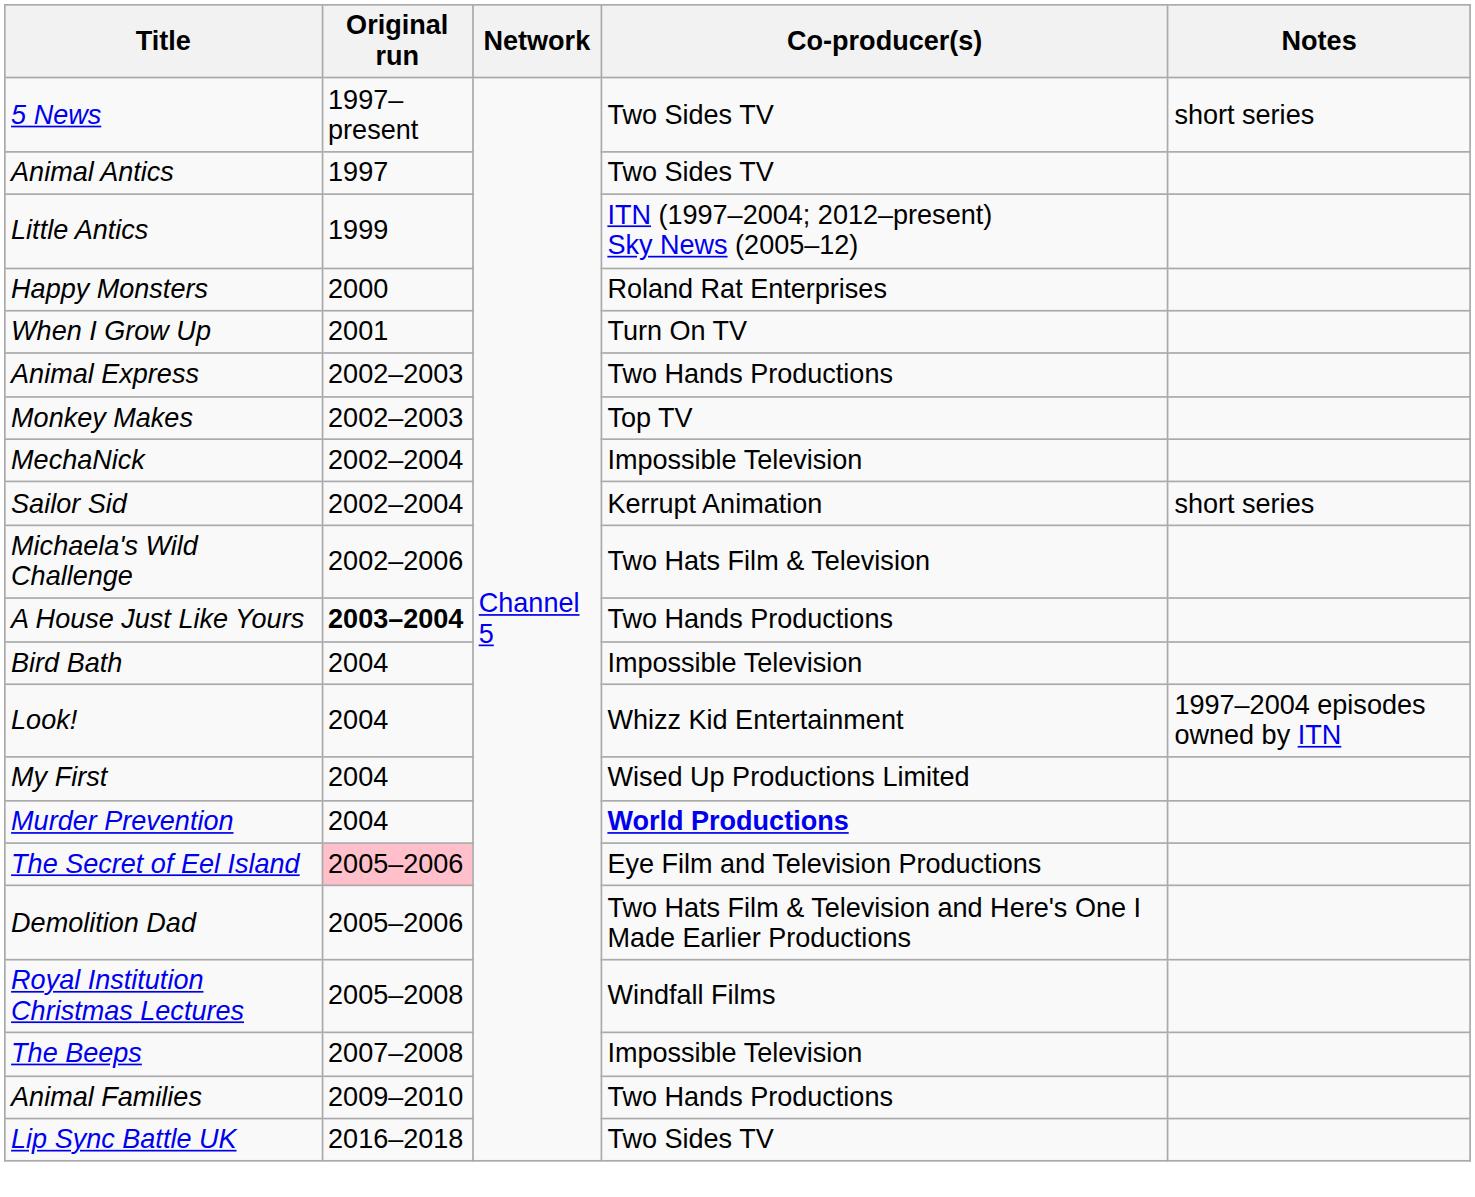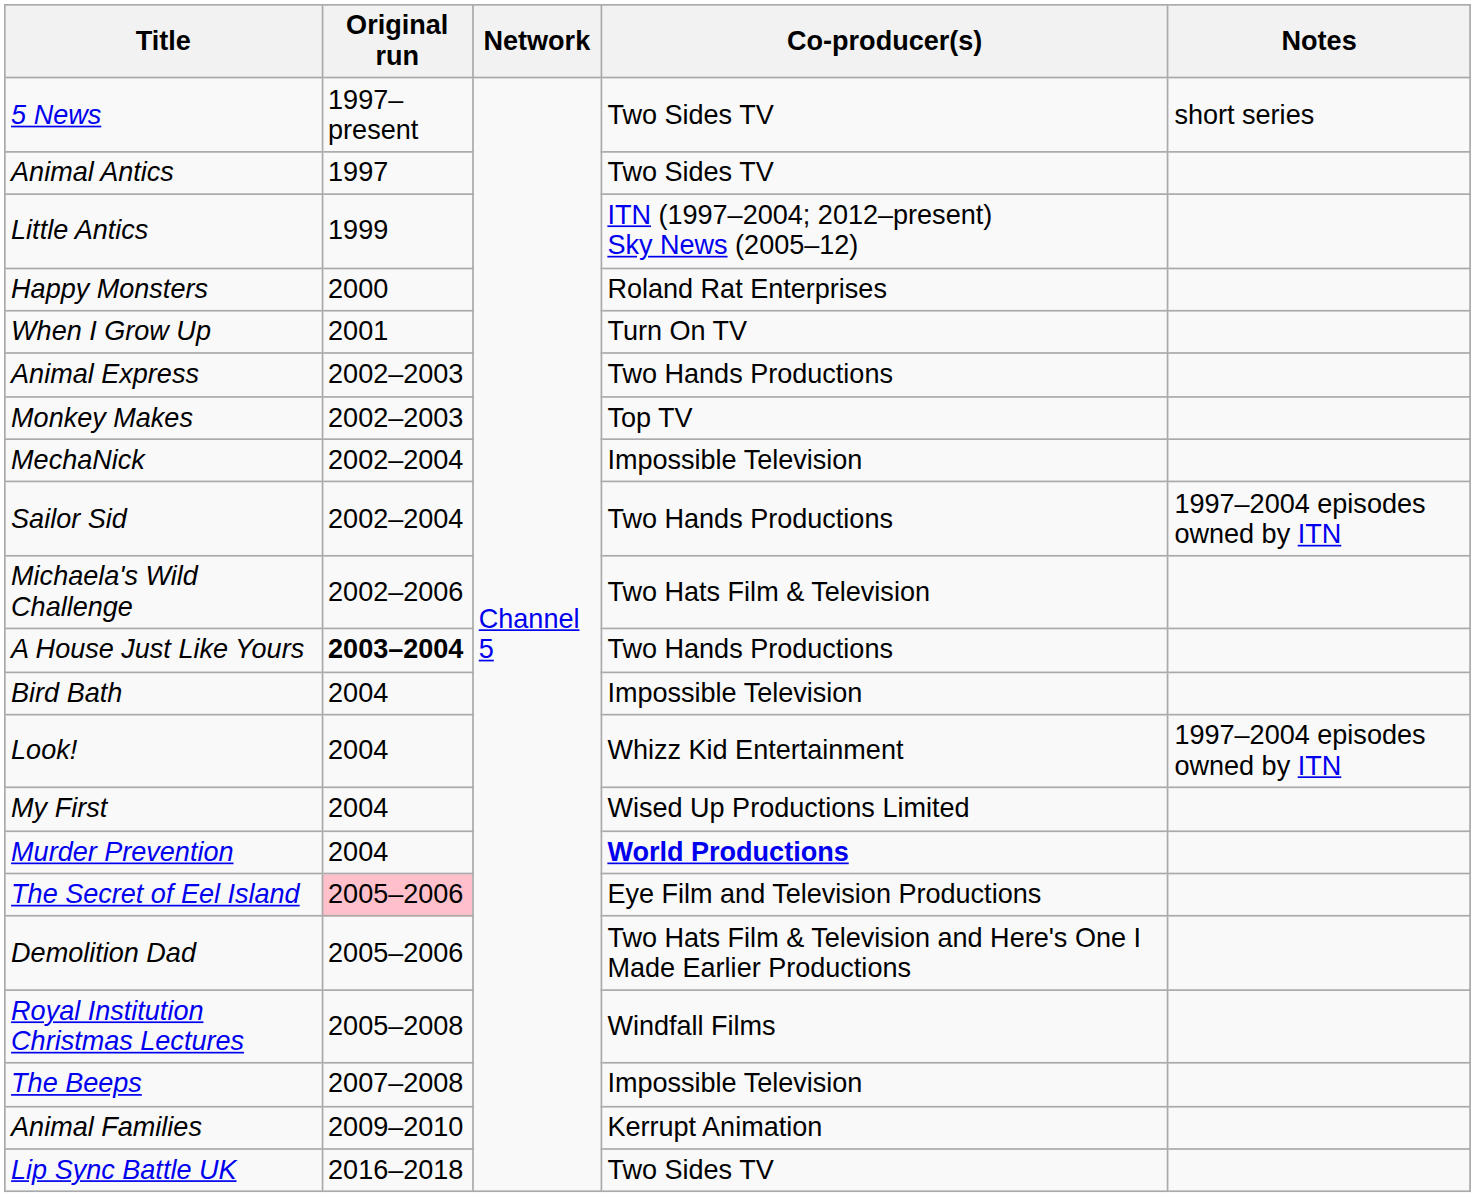(715, 503) Kerrupt Animation -> (750, 518) Two Hands Productions
(1244, 503) short series -> (1300, 518) 1997–2004 episodes owned by ITN
(750, 1096) Two Hands Productions -> (715, 1126) Kerrupt Animation
